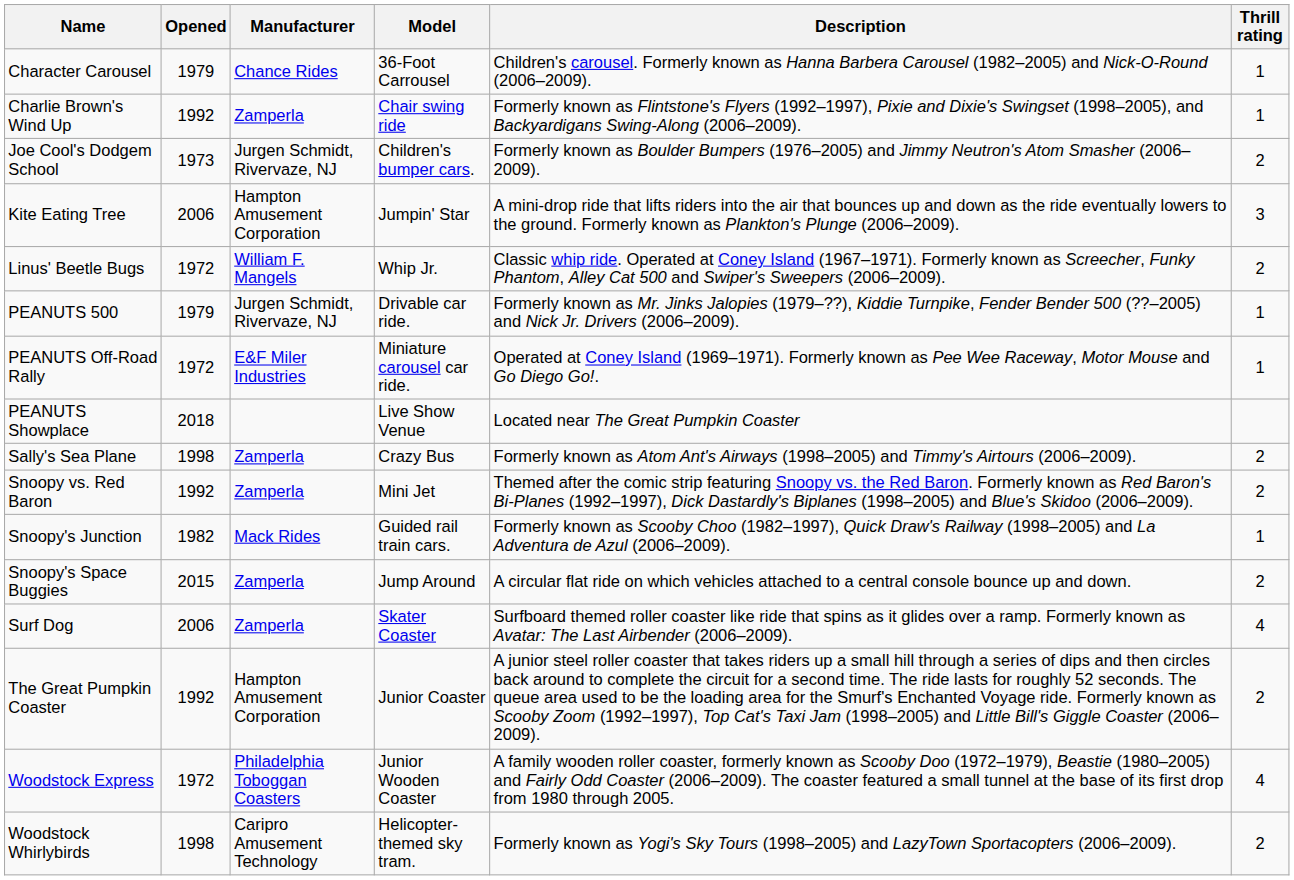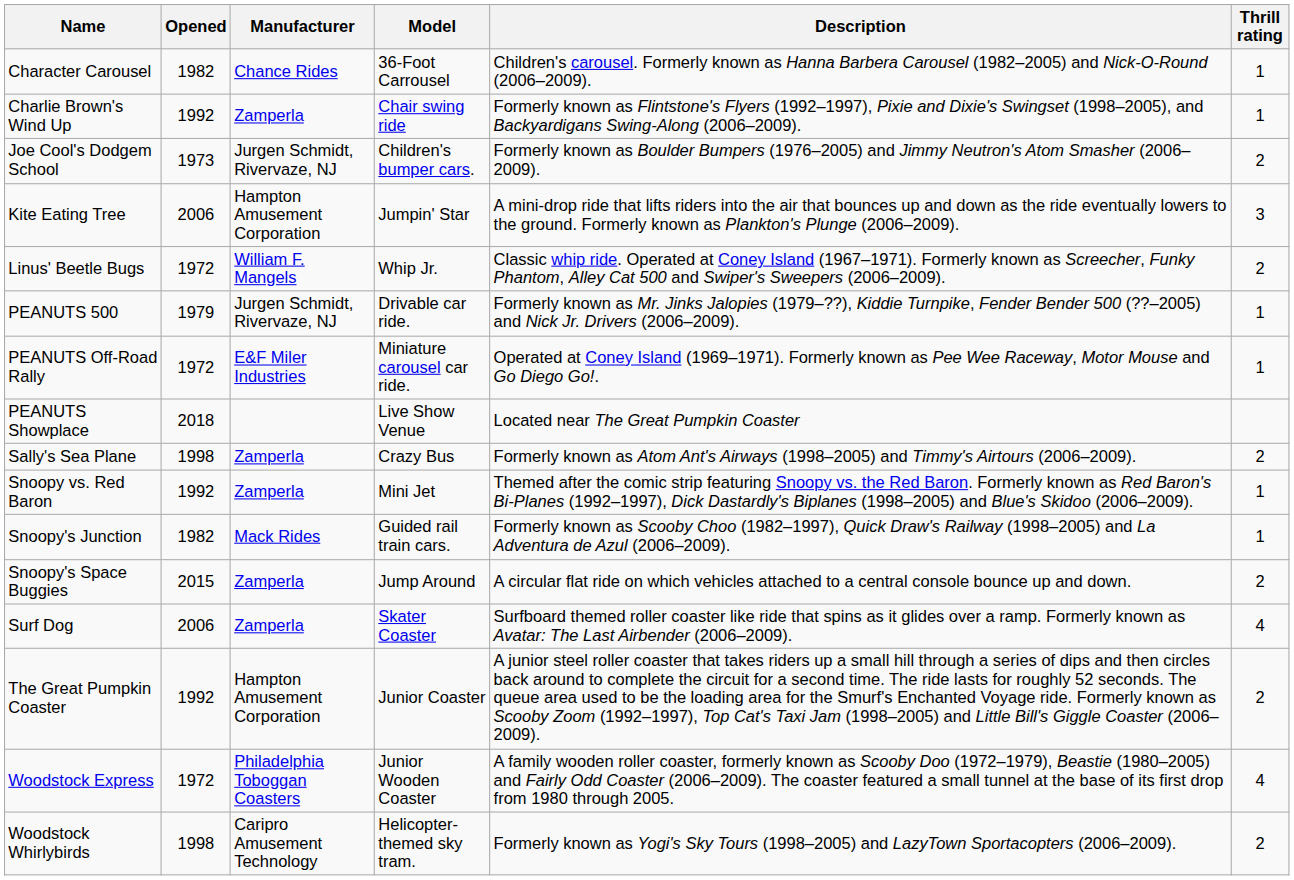(196, 71) 1979 -> (196, 71) 1982
(1260, 492) 2 -> (1260, 492) 1
